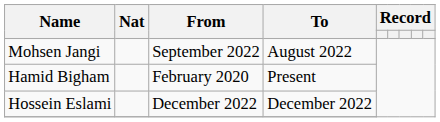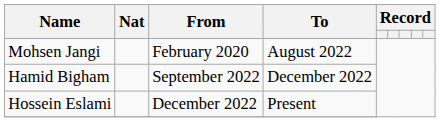(206, 51) September 2022 -> (200, 51) February 2020
(200, 77) February 2020 -> (206, 77) September 2022
(292, 77) Present -> (320, 77) December 2022
(320, 103) December 2022 -> (292, 103) Present
